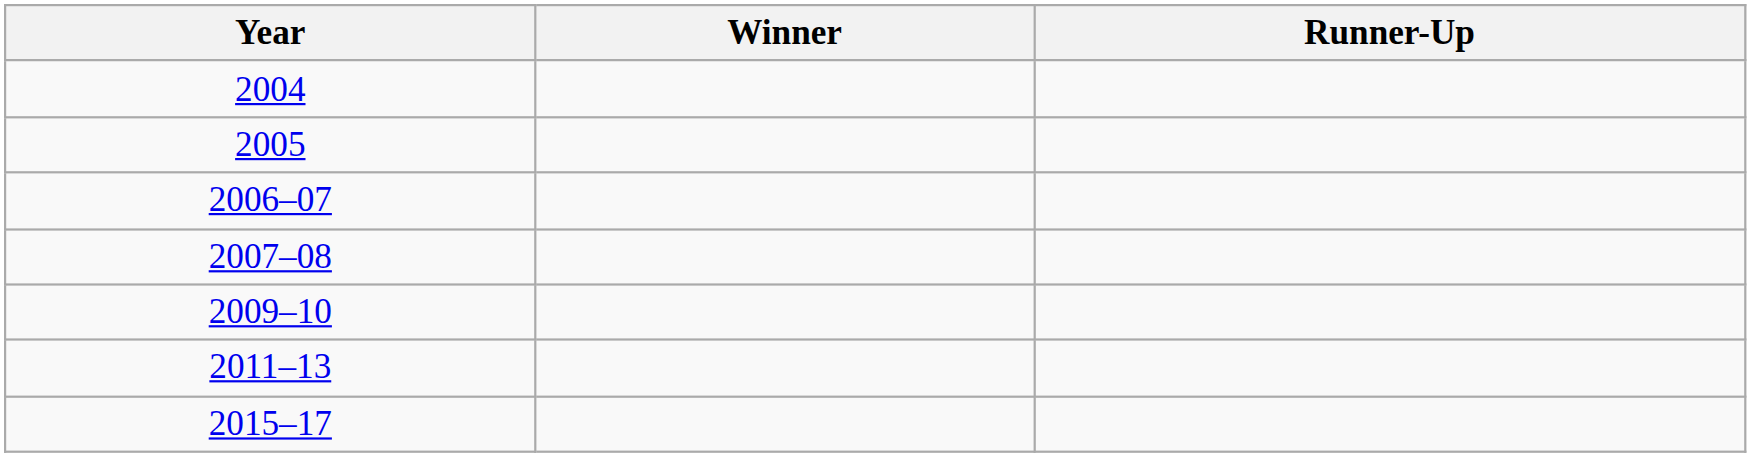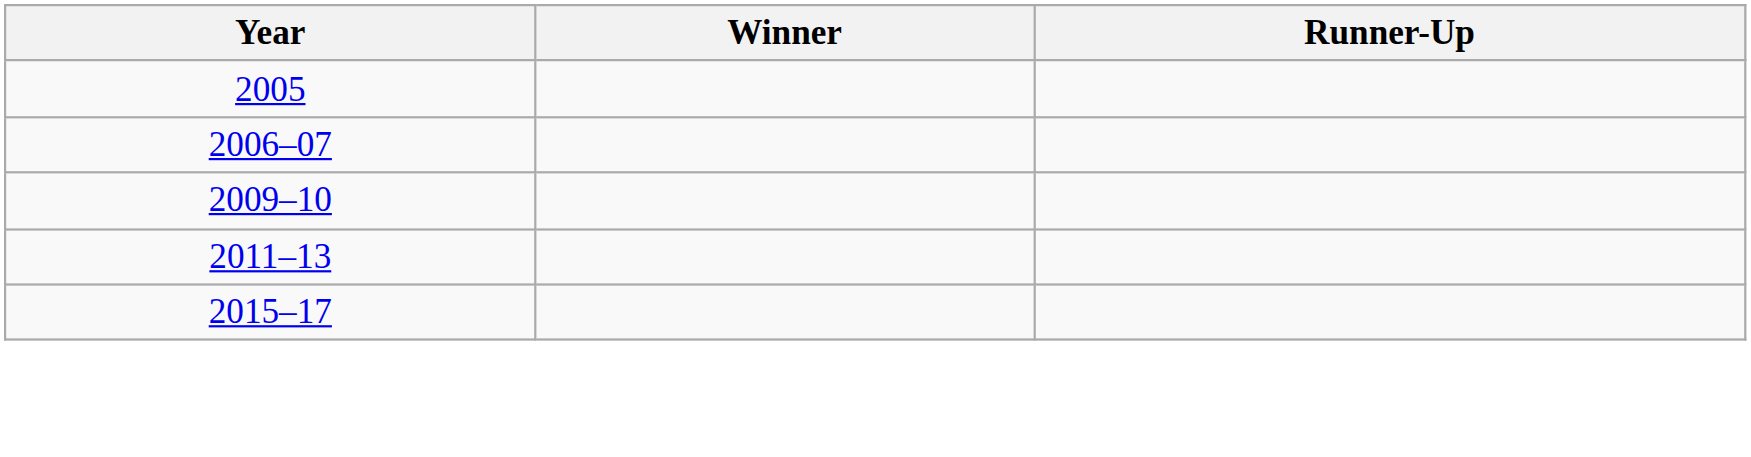- row: (270, 88)
- row: (270, 255)
